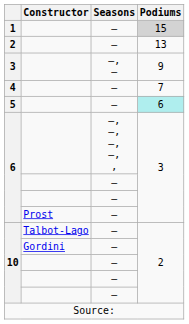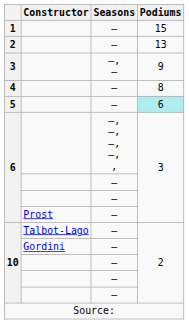(161, 29) lightgrey background -> (161, 29) no background
(161, 88) 7 -> (161, 88) 8
